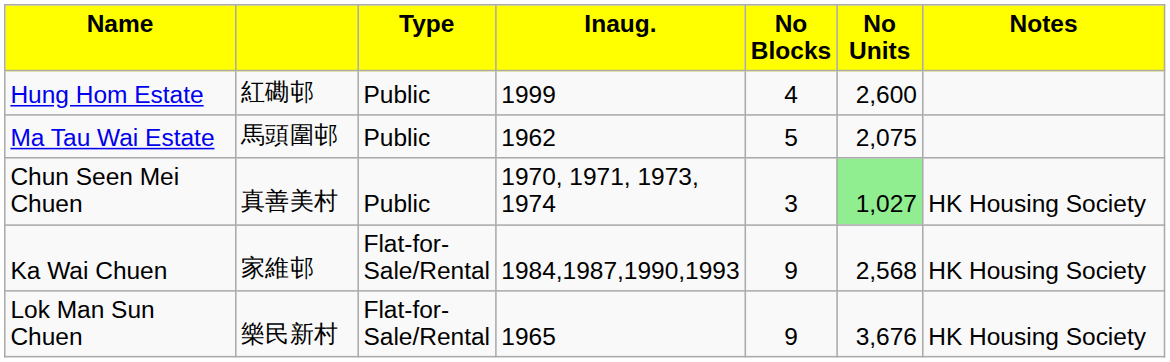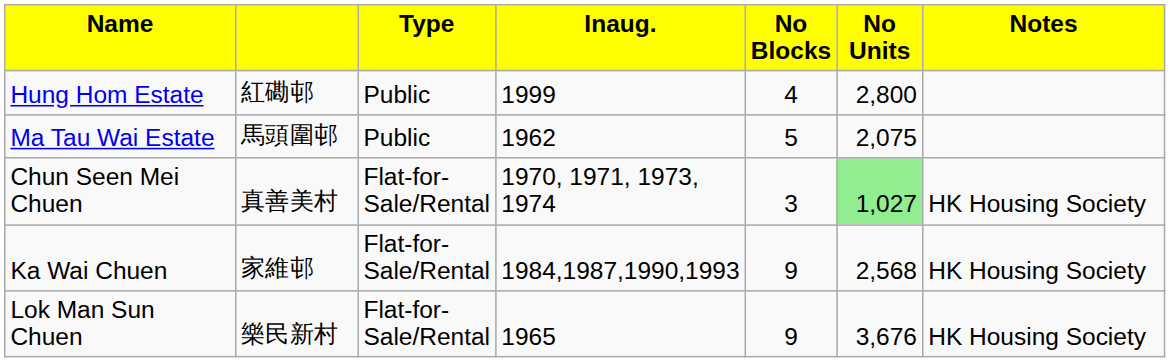(886, 94) 2,600 -> (886, 94) 2,800
(397, 204) Public -> (427, 190) Flat-for-Sale/Rental
